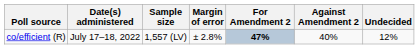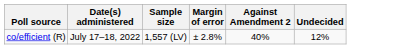- column: (260, 17)
